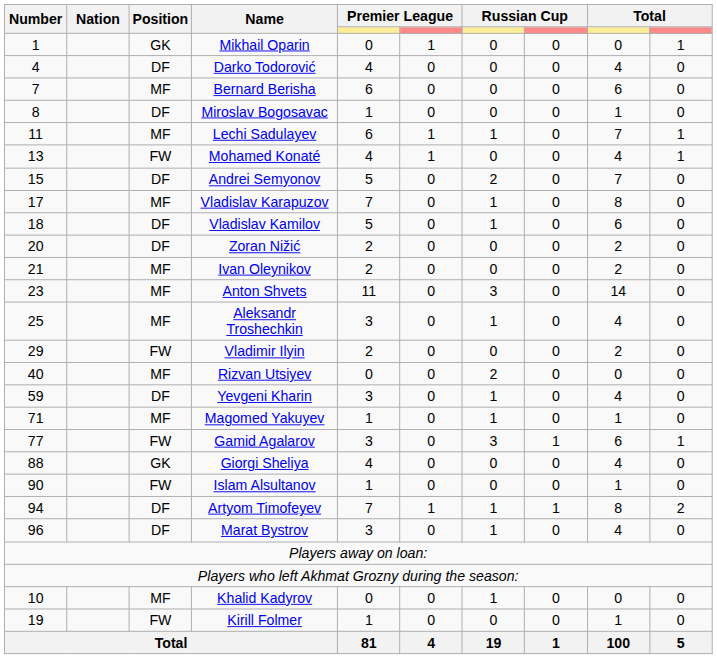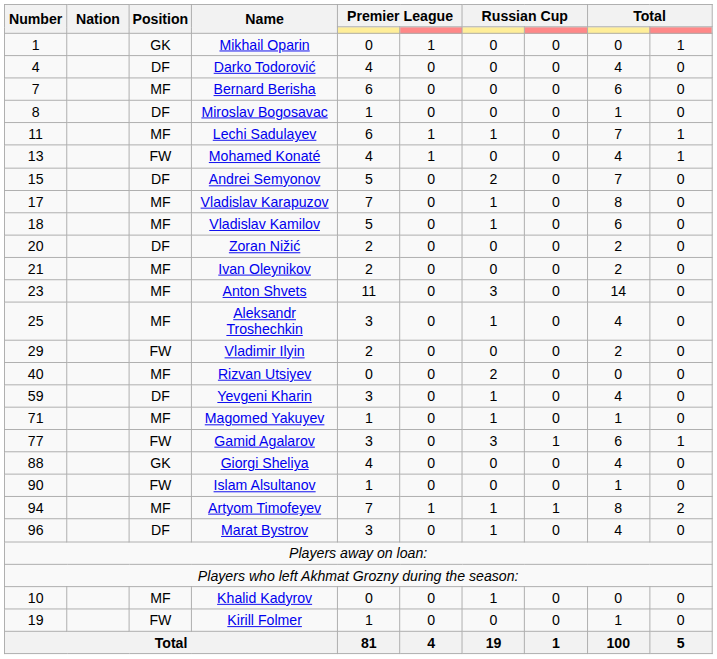(160, 224) DF -> (160, 224) MF
(160, 508) DF -> (160, 508) MF
